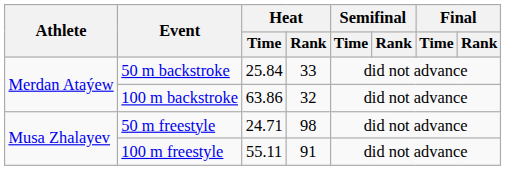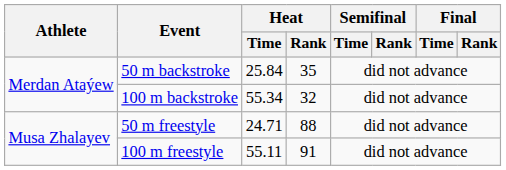(308, 71) 33 -> (308, 71) 35
(264, 98) 63.86 -> (264, 98) 55.34
(308, 125) 98 -> (308, 125) 88
